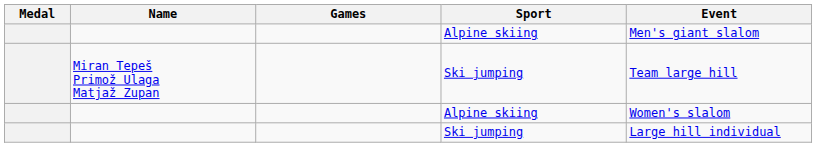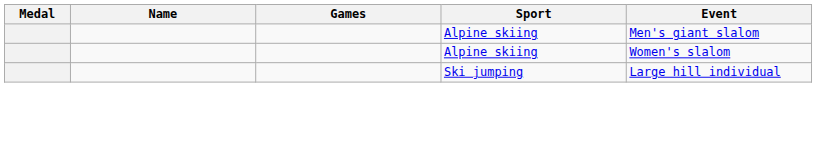- row: (116, 80)
